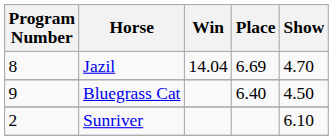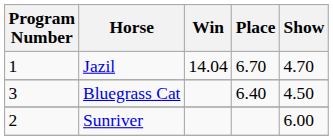(13, 65) 8 -> (13, 65) 1
(251, 65) 6.69 -> (251, 65) 6.70
(13, 93) 9 -> (13, 93) 3
(299, 120) 6.10 -> (299, 120) 6.00
